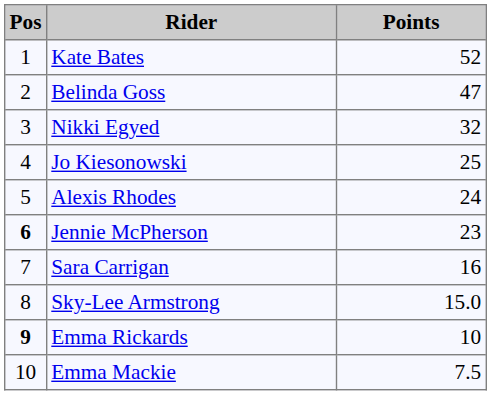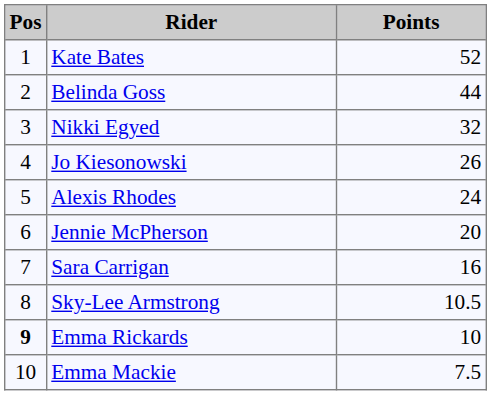(470, 92) 47 -> (470, 92) 44
(470, 161) 25 -> (470, 161) 26
(26, 231) bold -> (26, 231) normal
(470, 231) 23 -> (470, 231) 20
(462, 302) 15.0 -> (462, 302) 10.5
